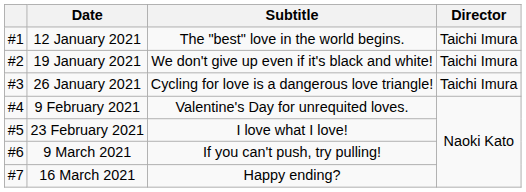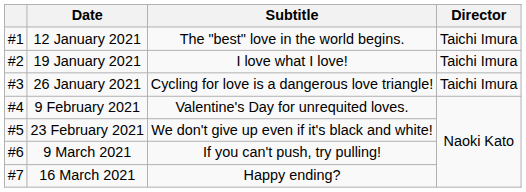(292, 61) We don't give up even if it's black and white! -> (292, 61) I love what I love!
(292, 130) I love what I love! -> (292, 130) We don't give up even if it's black and white!
